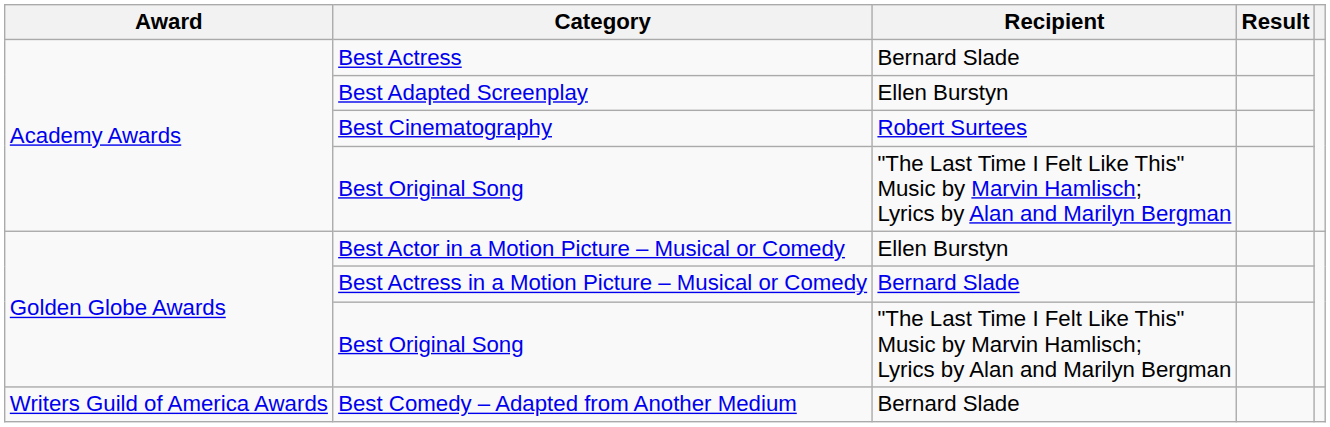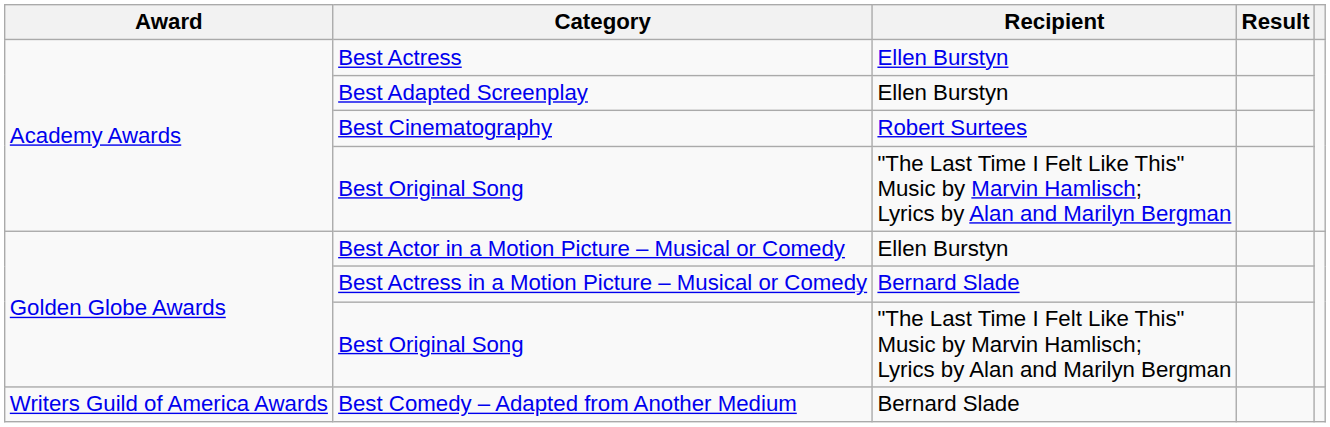(949, 57) Bernard Slade -> (943, 57) Ellen Burstyn
